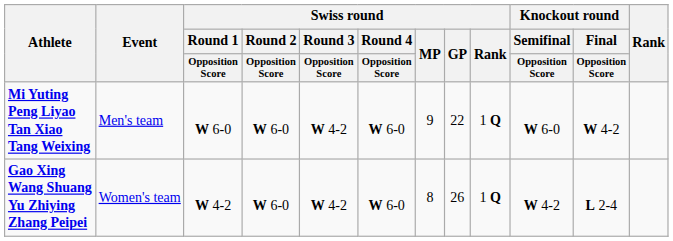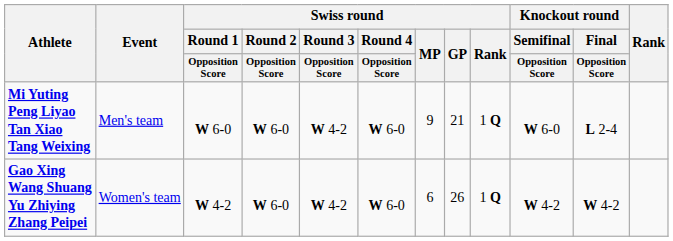(457, 120) 22 -> (457, 120) 21
(601, 129) W 4-2 -> (601, 129) L 2-4
(430, 197) 8 -> (430, 197) 6
(601, 206) L 2-4 -> (601, 206) W 4-2
